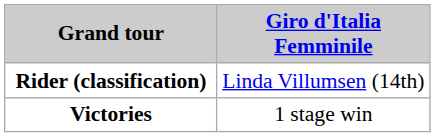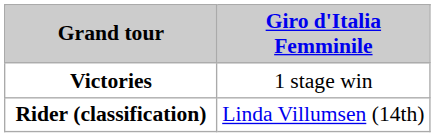rows swapped: (111, 80) <-> (111, 114)
